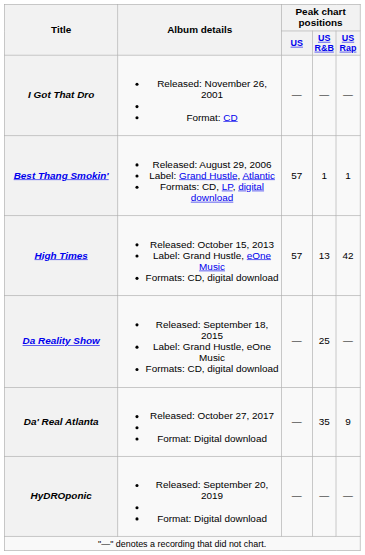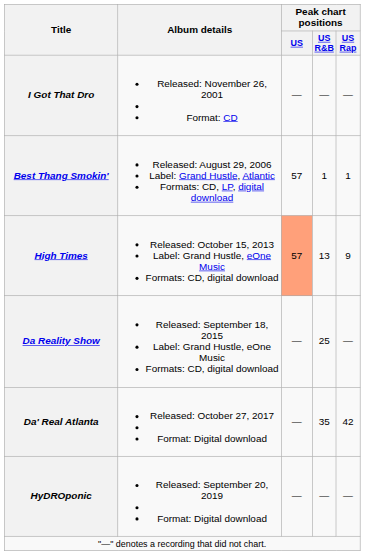(297, 255) no background -> (297, 255) lightsalmon background
(348, 255) 42 -> (348, 255) 9
(348, 421) 9 -> (348, 421) 42
